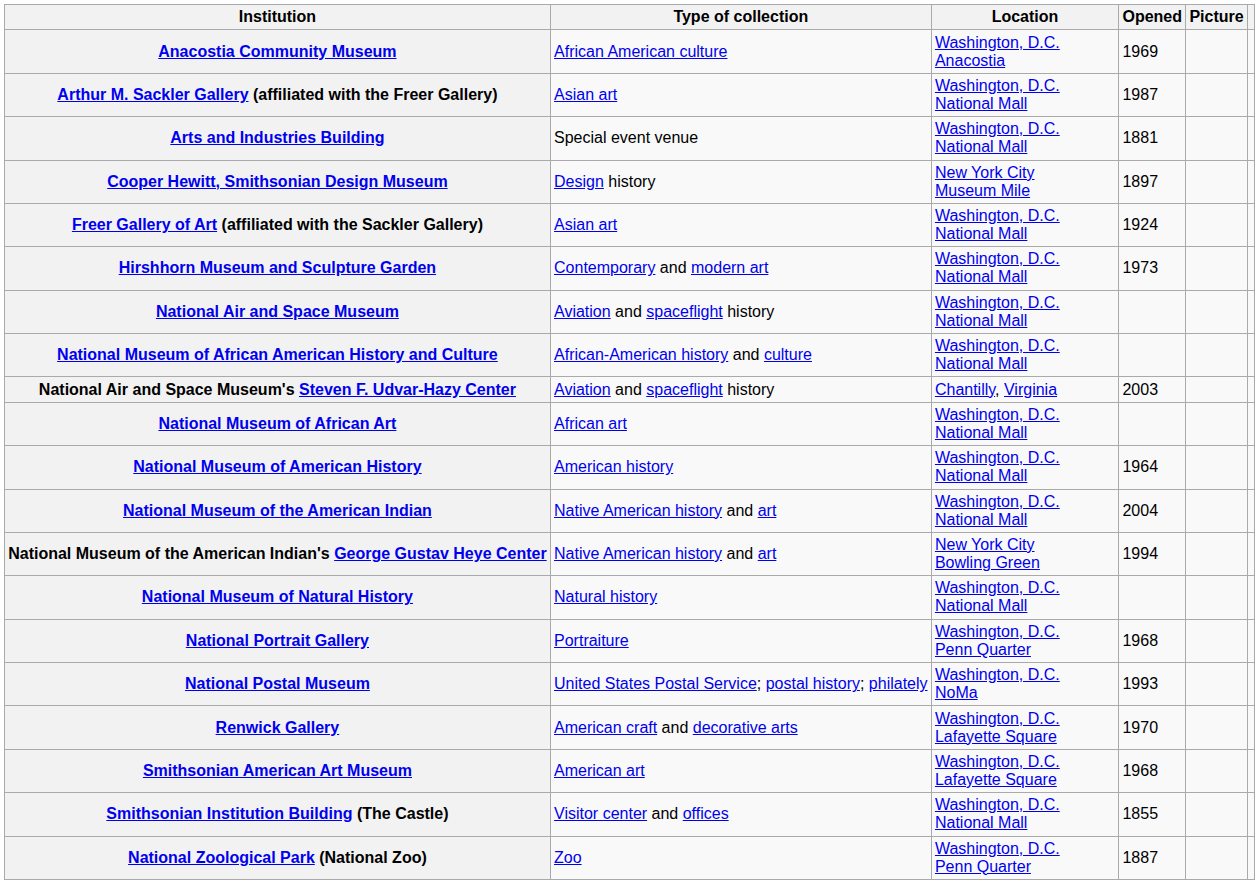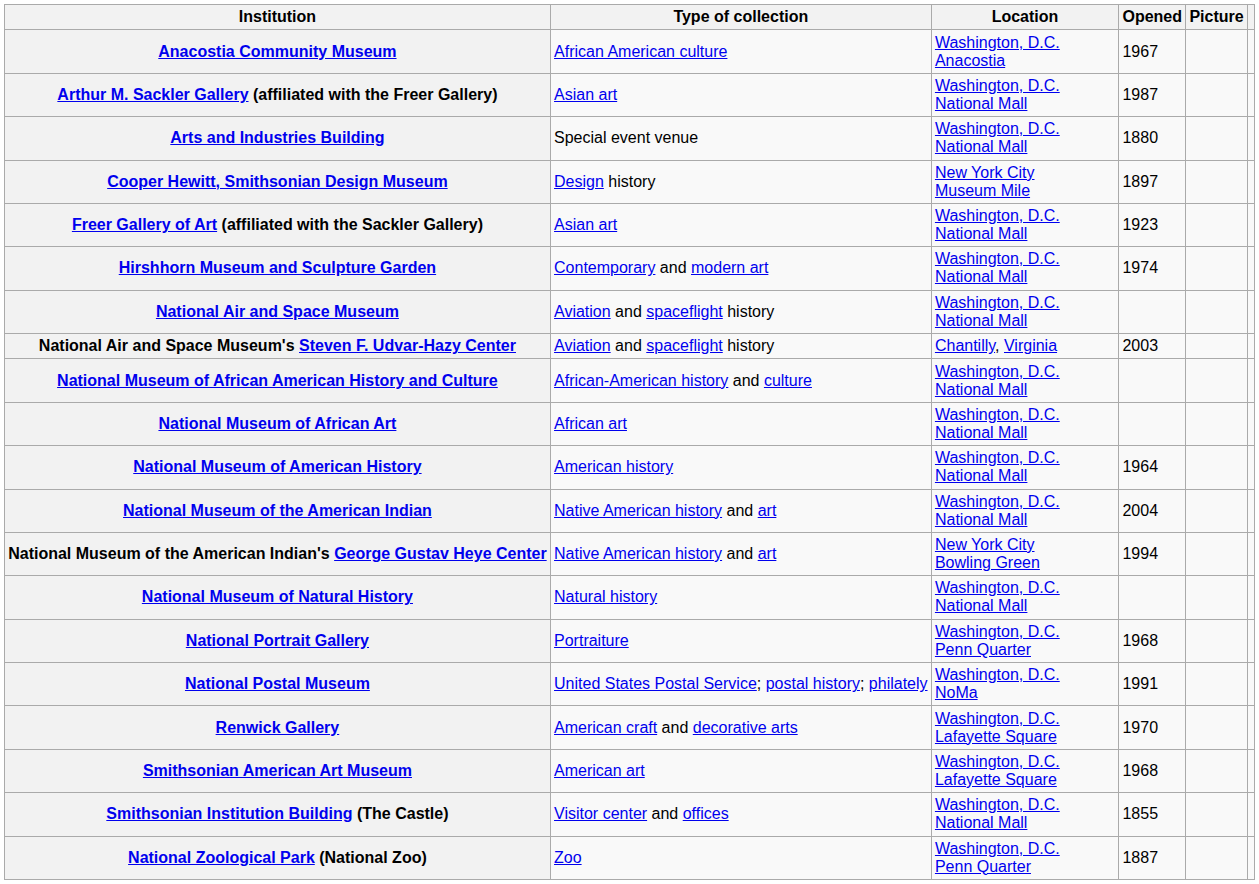(1140, 51) 1969 -> (1140, 51) 1967
(1140, 138) 1881 -> (1140, 138) 1880
(1140, 225) 1924 -> (1140, 225) 1923
(1140, 268) 1973 -> (1140, 268) 1974
rows swapped: (277, 389) <-> (277, 355)
(1140, 684) 1993 -> (1140, 684) 1991
